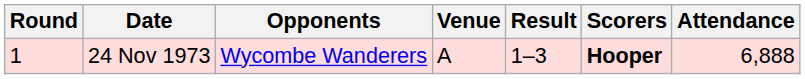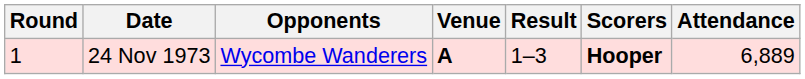(444, 55) normal -> (445, 55) bold
(768, 55) 6,888 -> (768, 55) 6,889
